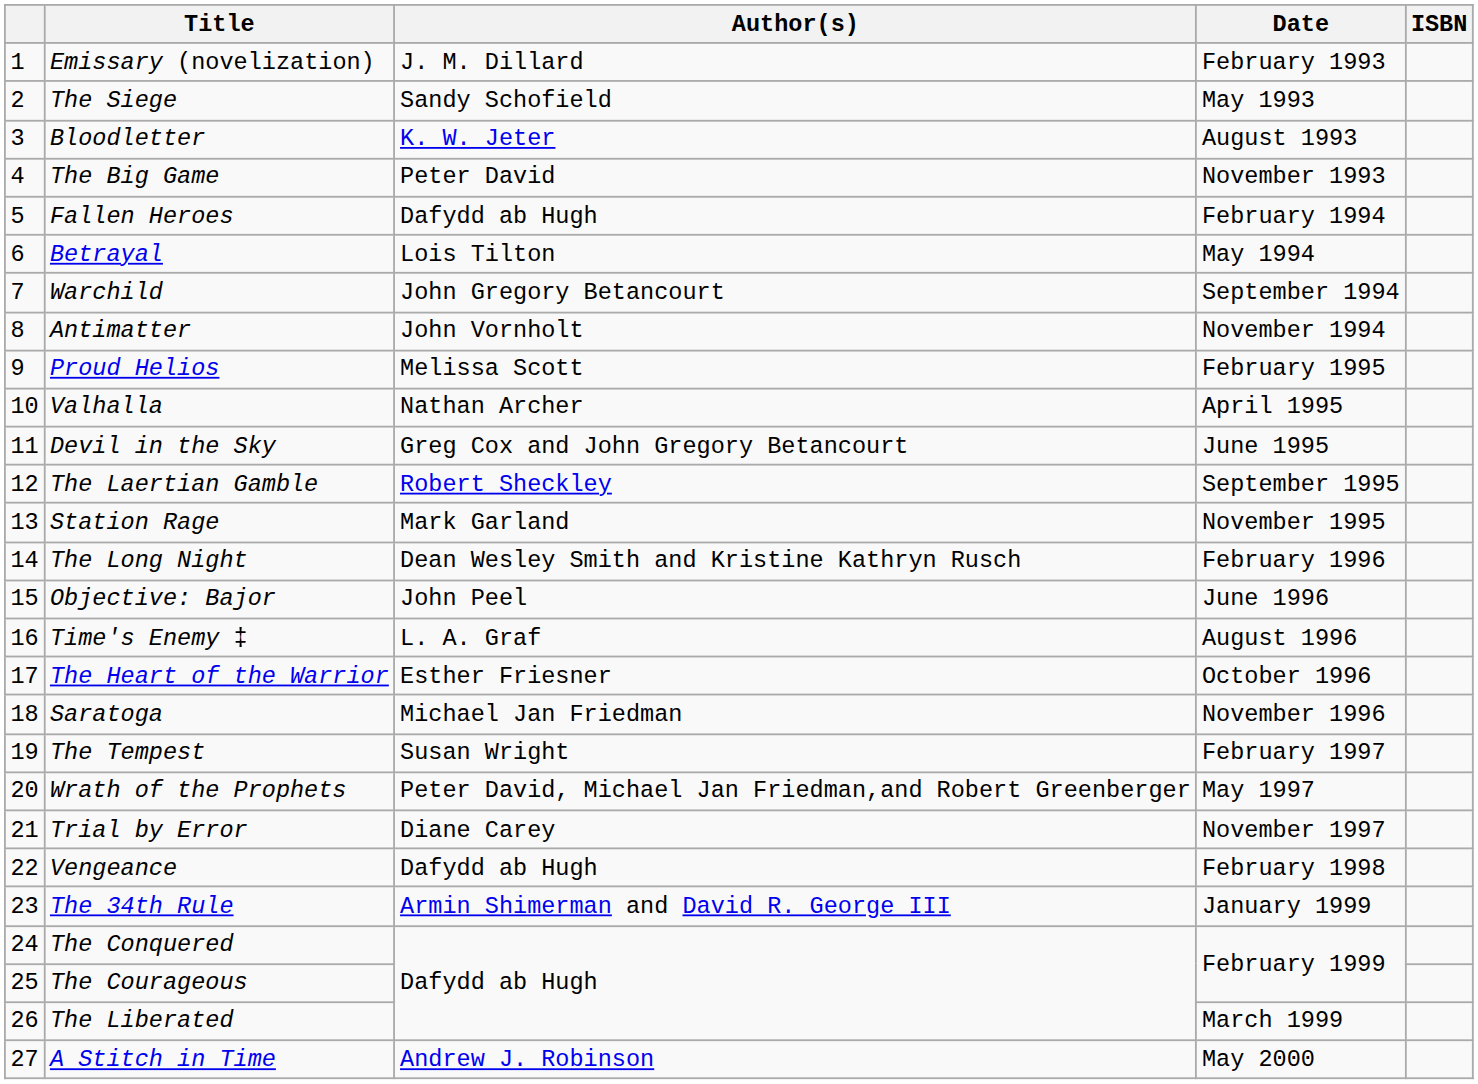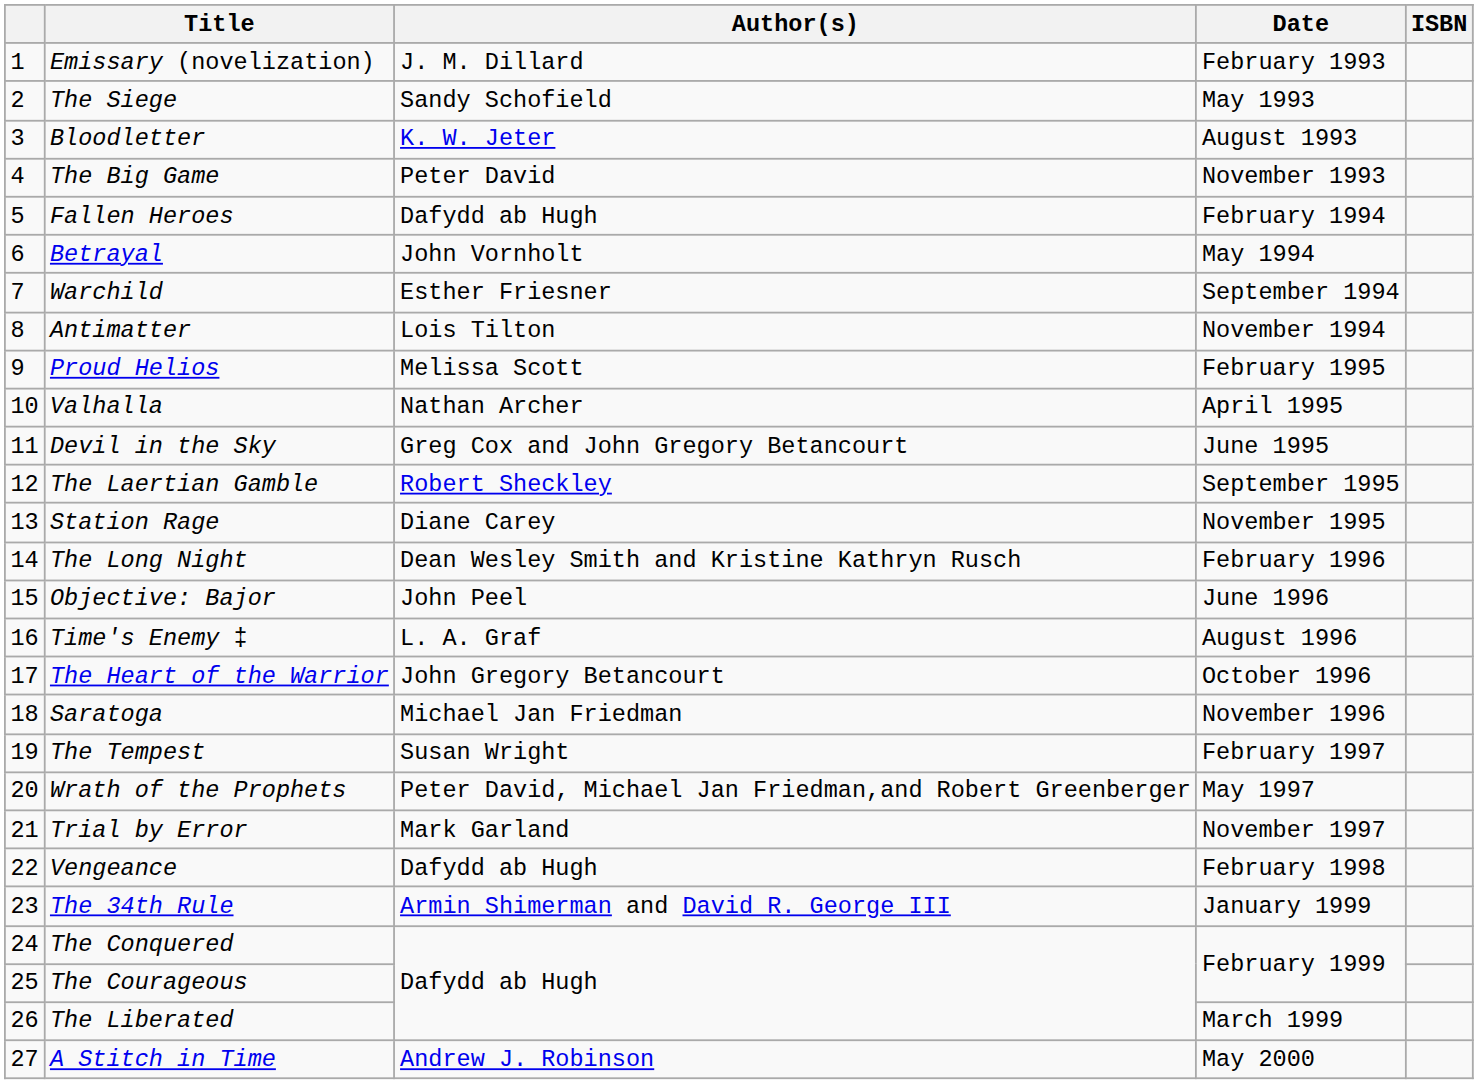(478, 254) Lois Tilton -> (492, 254) John Vornholt
(562, 293) John Gregory Betancourt -> (506, 293) Esther Friesner
(492, 331) John Vornholt -> (478, 331) Lois Tilton
(485, 523) Mark Garland -> (478, 523) Diane Carey
(506, 676) Esther Friesner -> (562, 676) John Gregory Betancourt
(478, 829) Diane Carey -> (485, 829) Mark Garland
